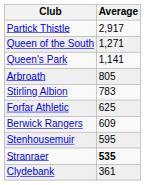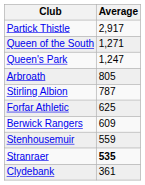(111, 60) 1,141 -> (111, 60) 1,247
(107, 92) 783 -> (107, 92) 787
(107, 140) 595 -> (107, 140) 559
